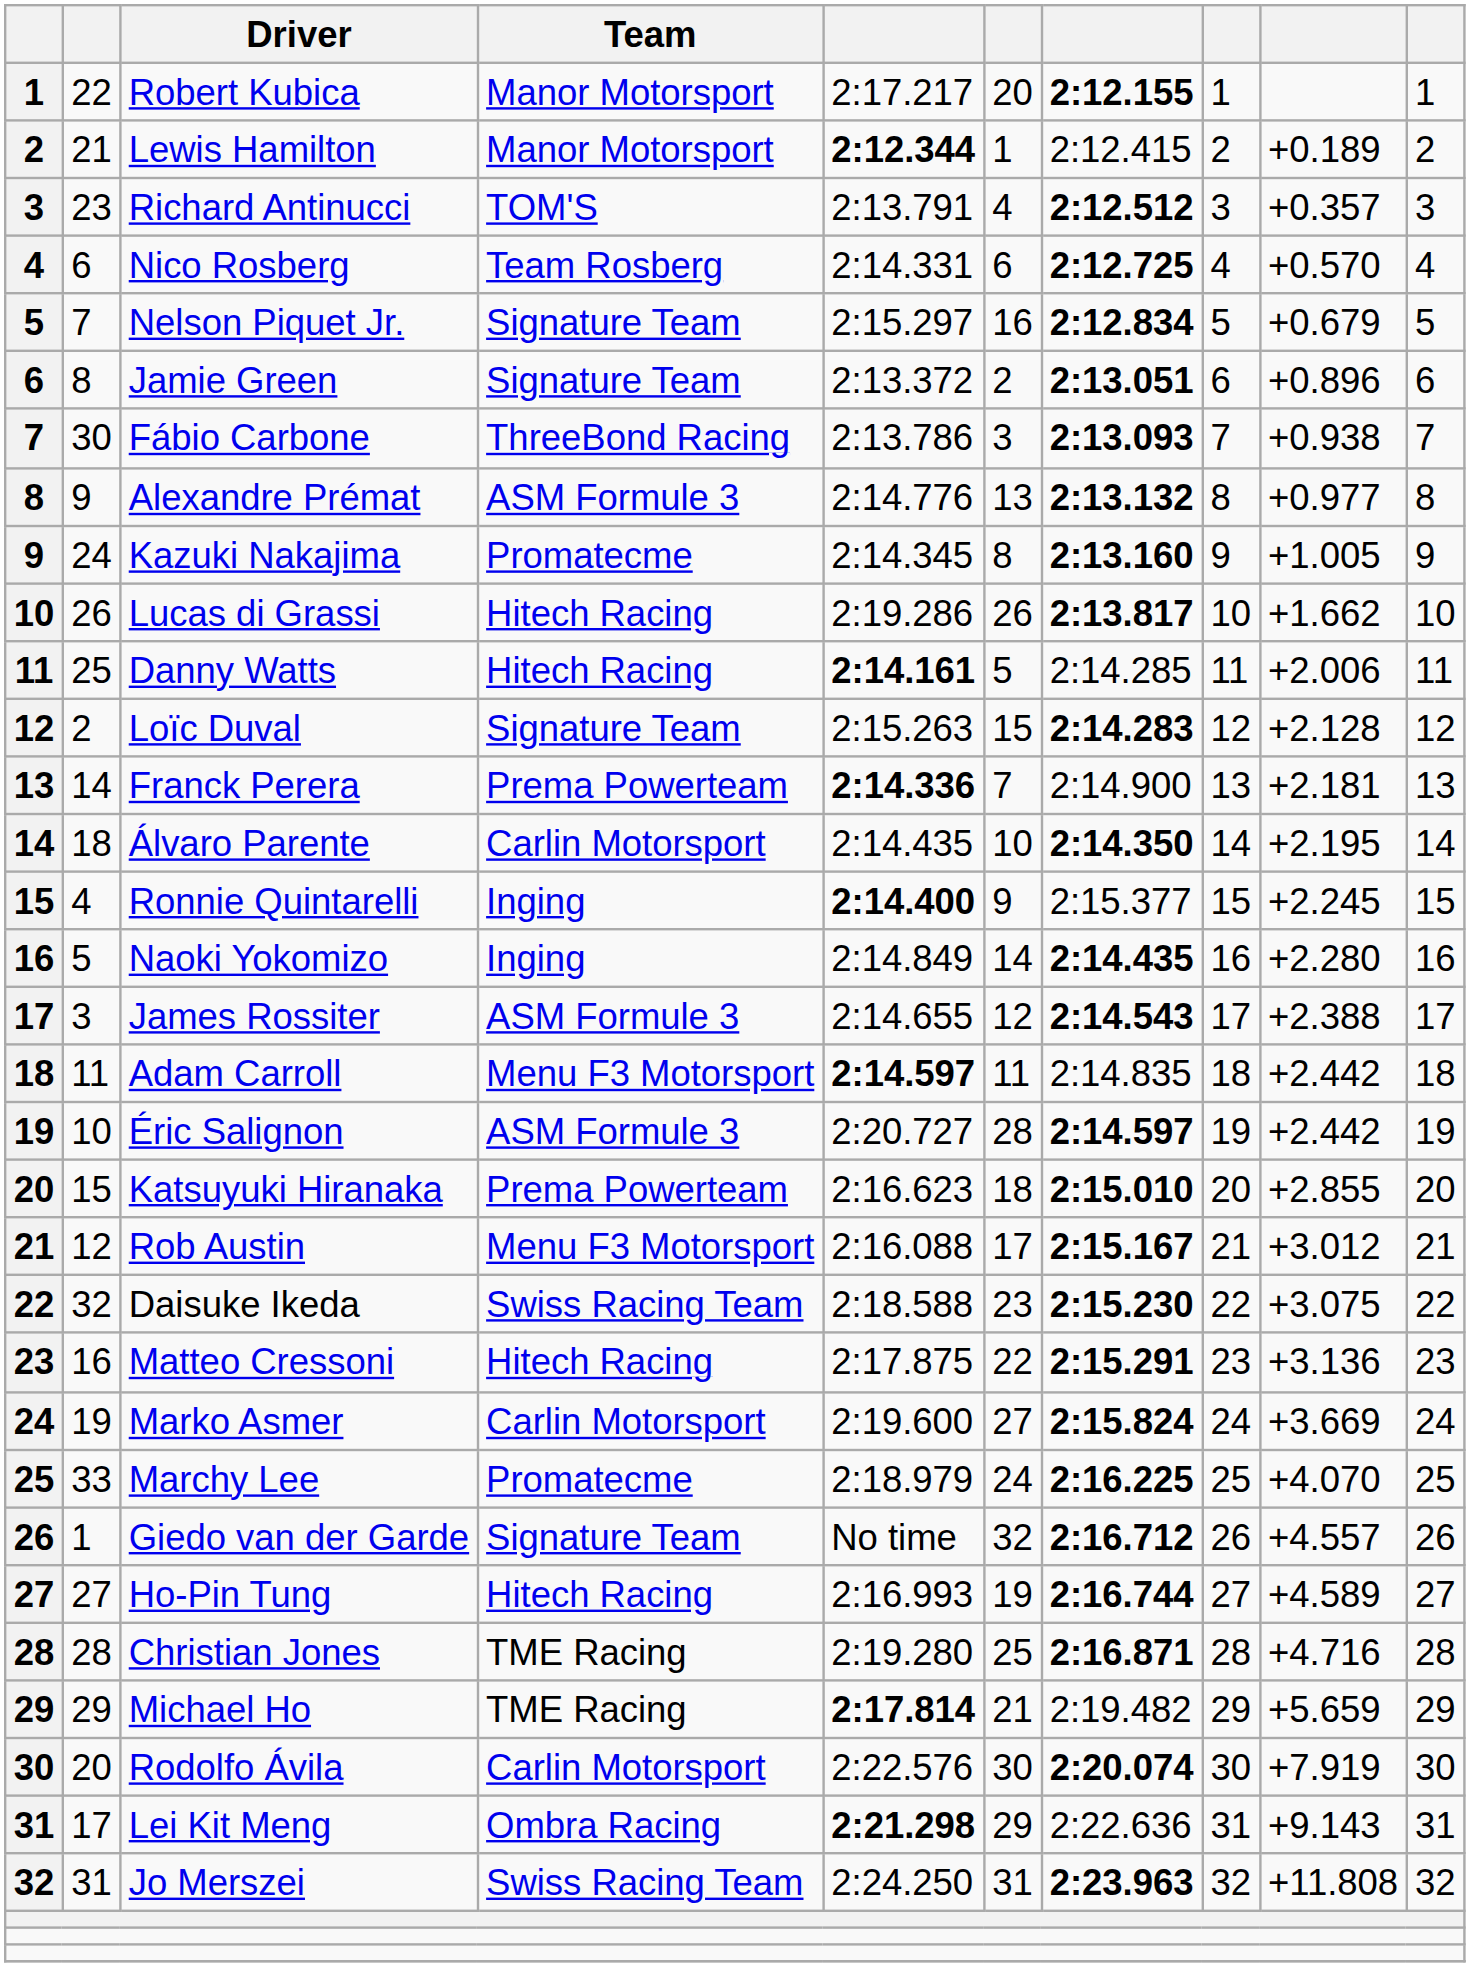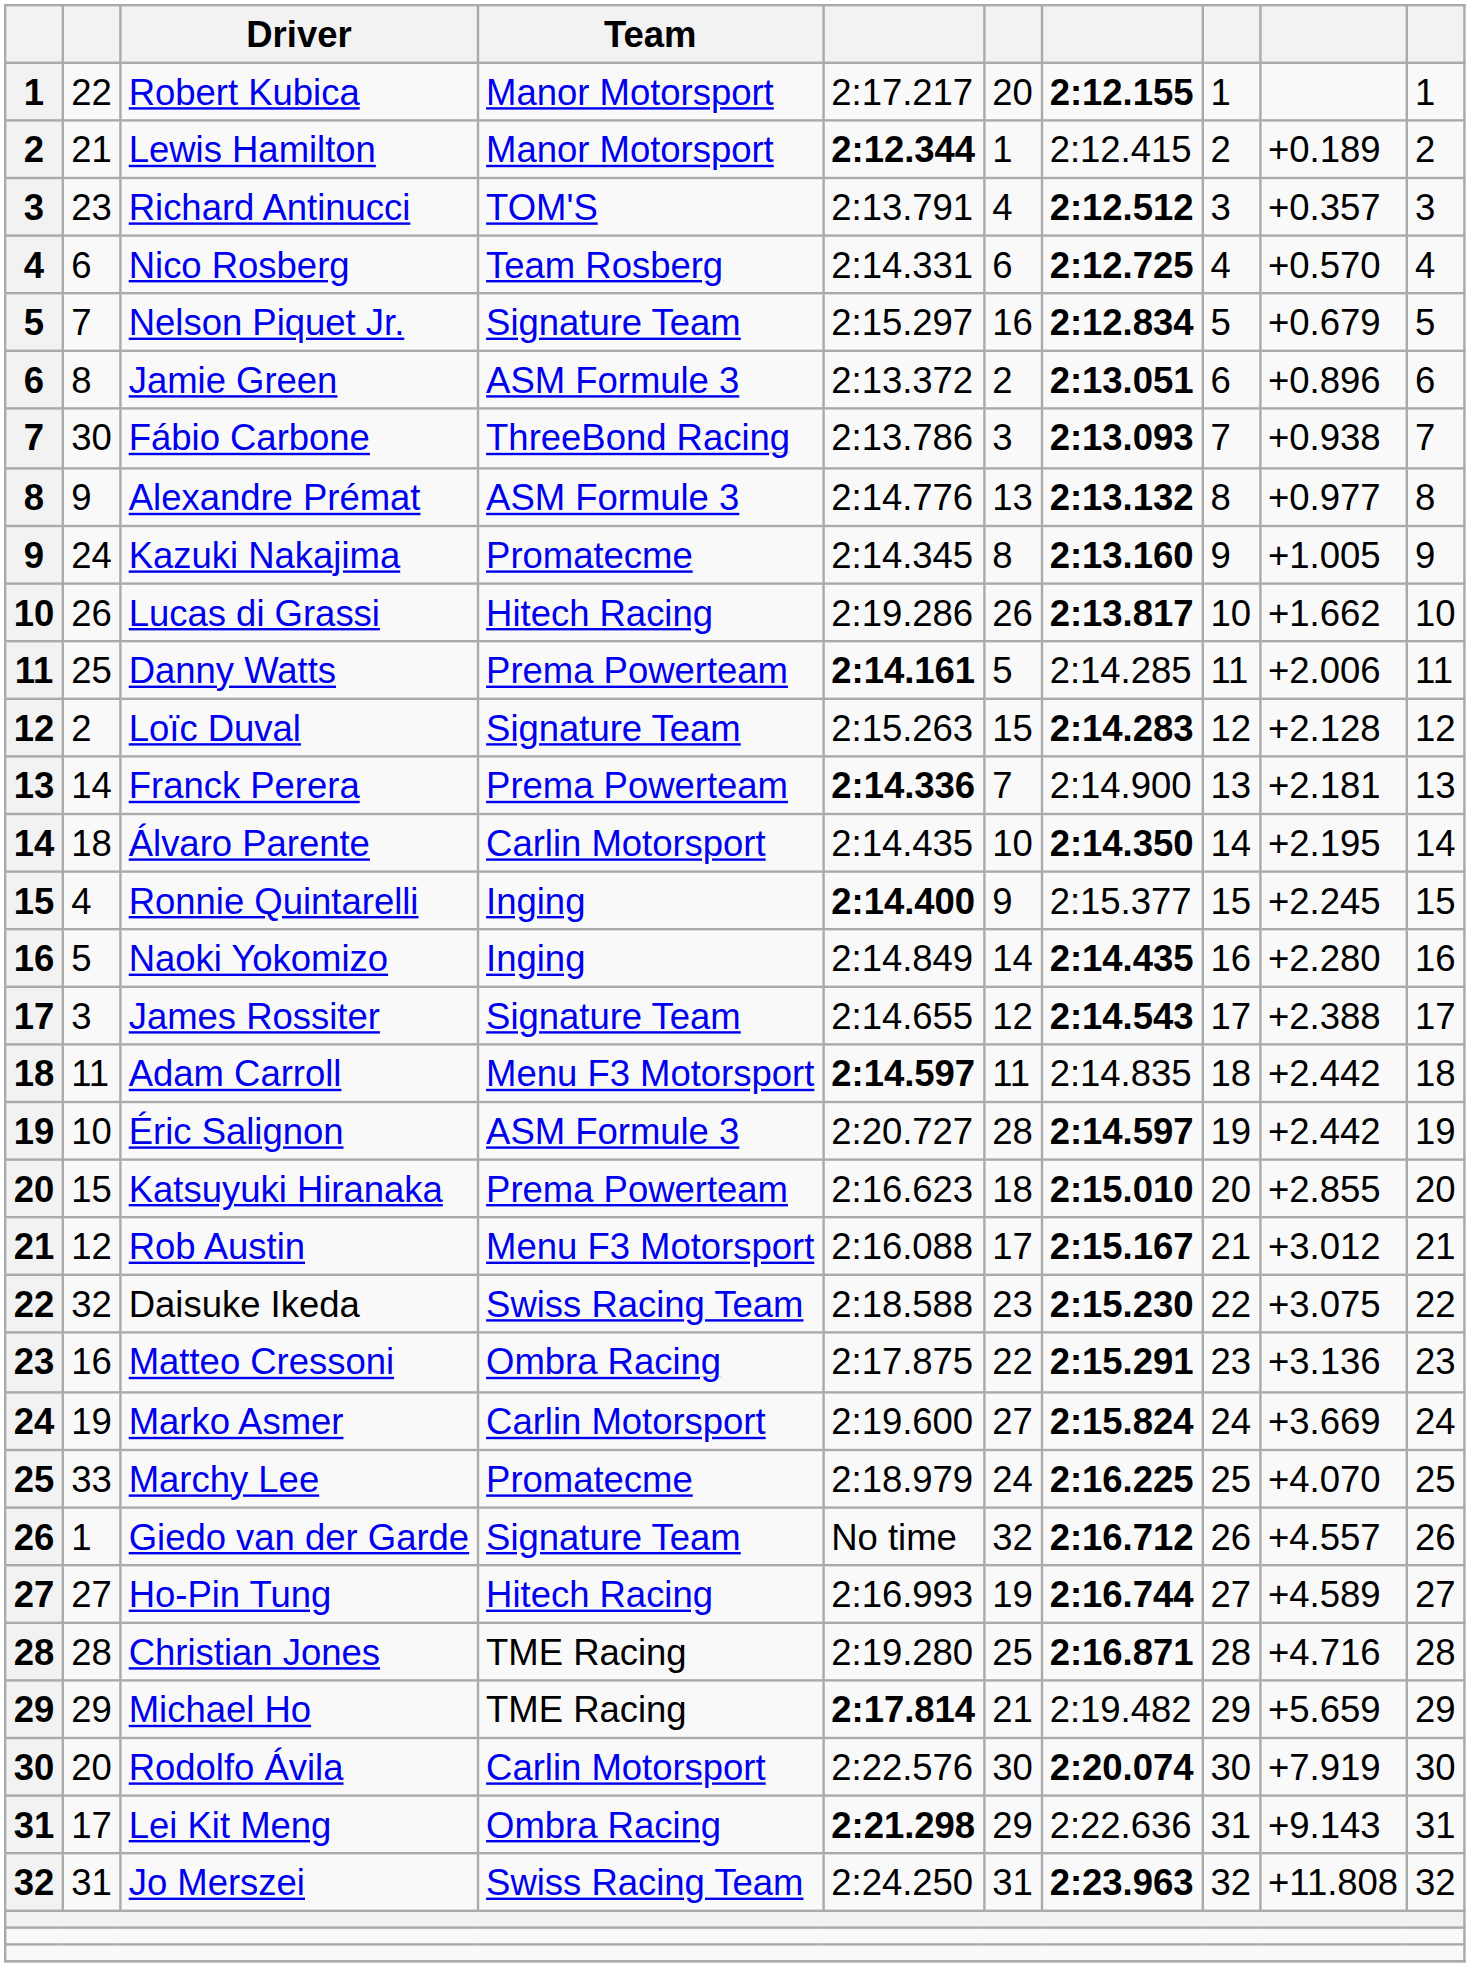(613, 381) Signature Team -> (613, 381) ASM Formule 3
(600, 670) Hitech Racing -> (637, 670) Prema Powerteam
(613, 1016) ASM Formule 3 -> (613, 1016) Signature Team
(600, 1363) Hitech Racing -> (604, 1363) Ombra Racing
